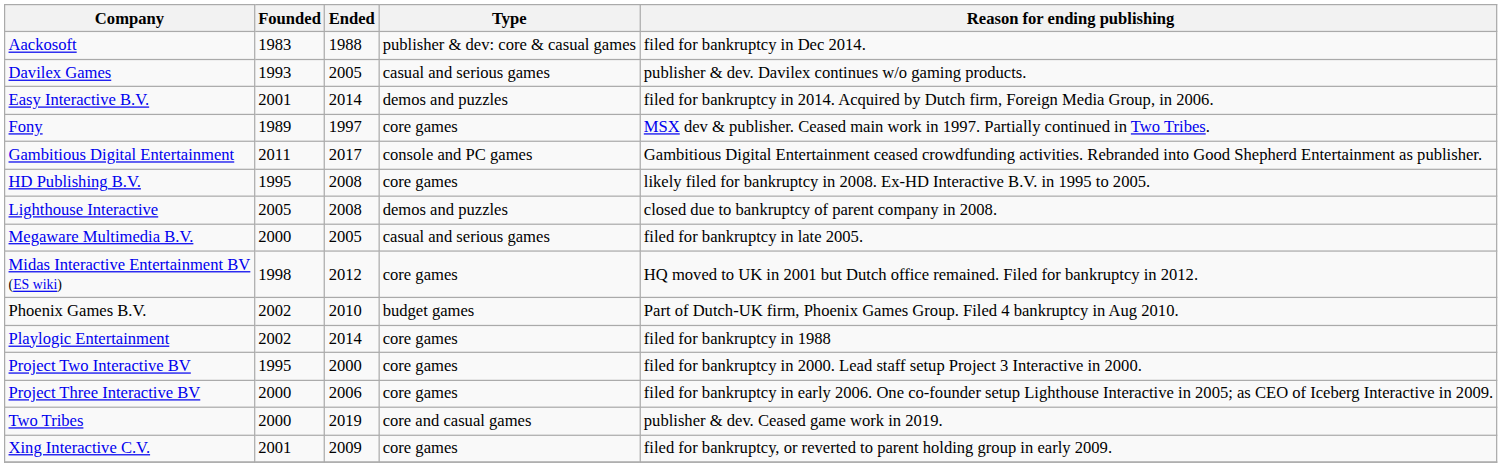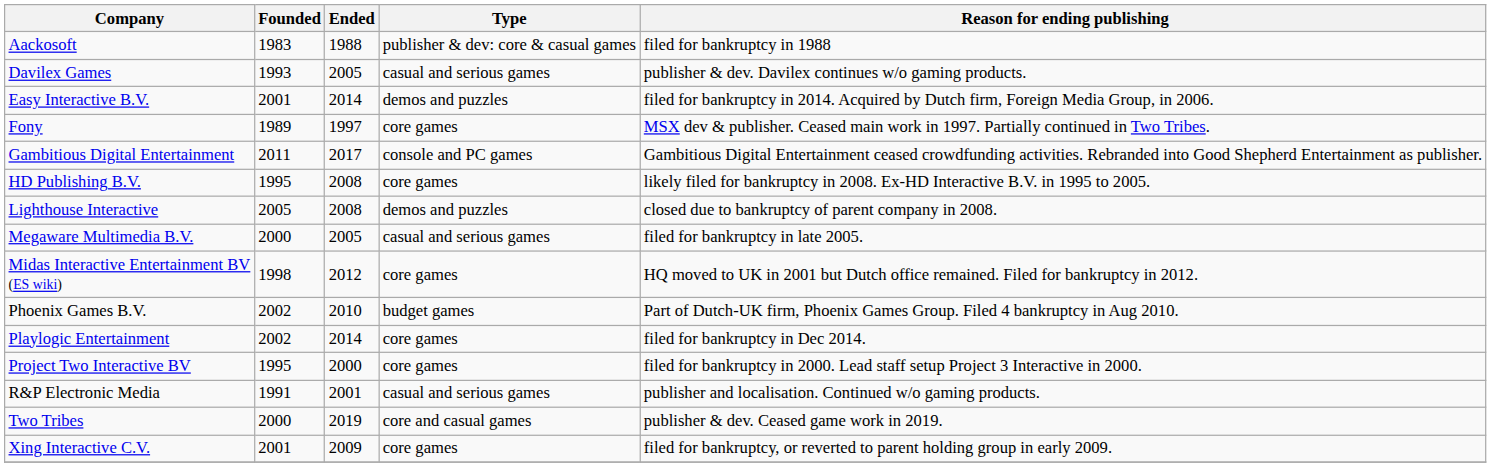(755, 45) filed for bankruptcy in Dec 2014. -> (737, 45) filed for bankruptcy in 1988
(737, 338) filed for bankruptcy in 1988 -> (755, 338) filed for bankruptcy in Dec 2014.
- row: (104, 393)
+ row: (84, 393)
